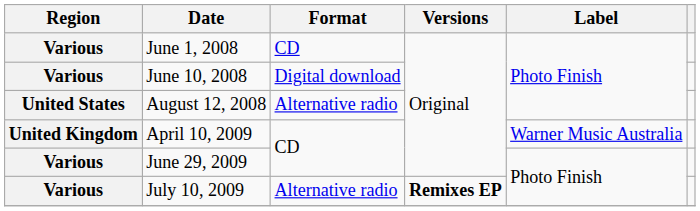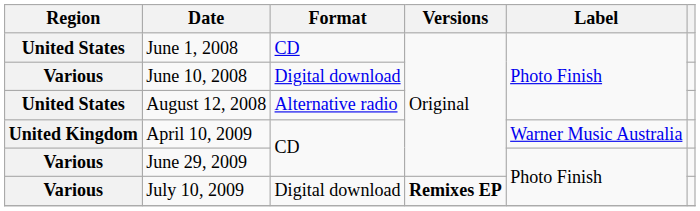(73, 47) Various -> (73, 47) United States
(336, 190) Alternative radio -> (338, 190) Digital download
